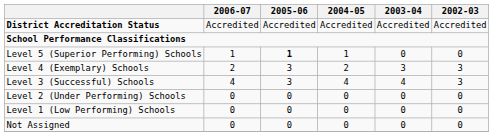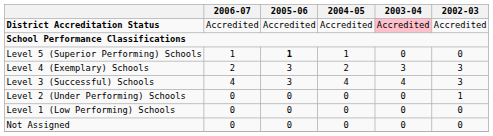(403, 26) no background -> (403, 26) pink background
(460, 97) 0 -> (460, 97) 1
